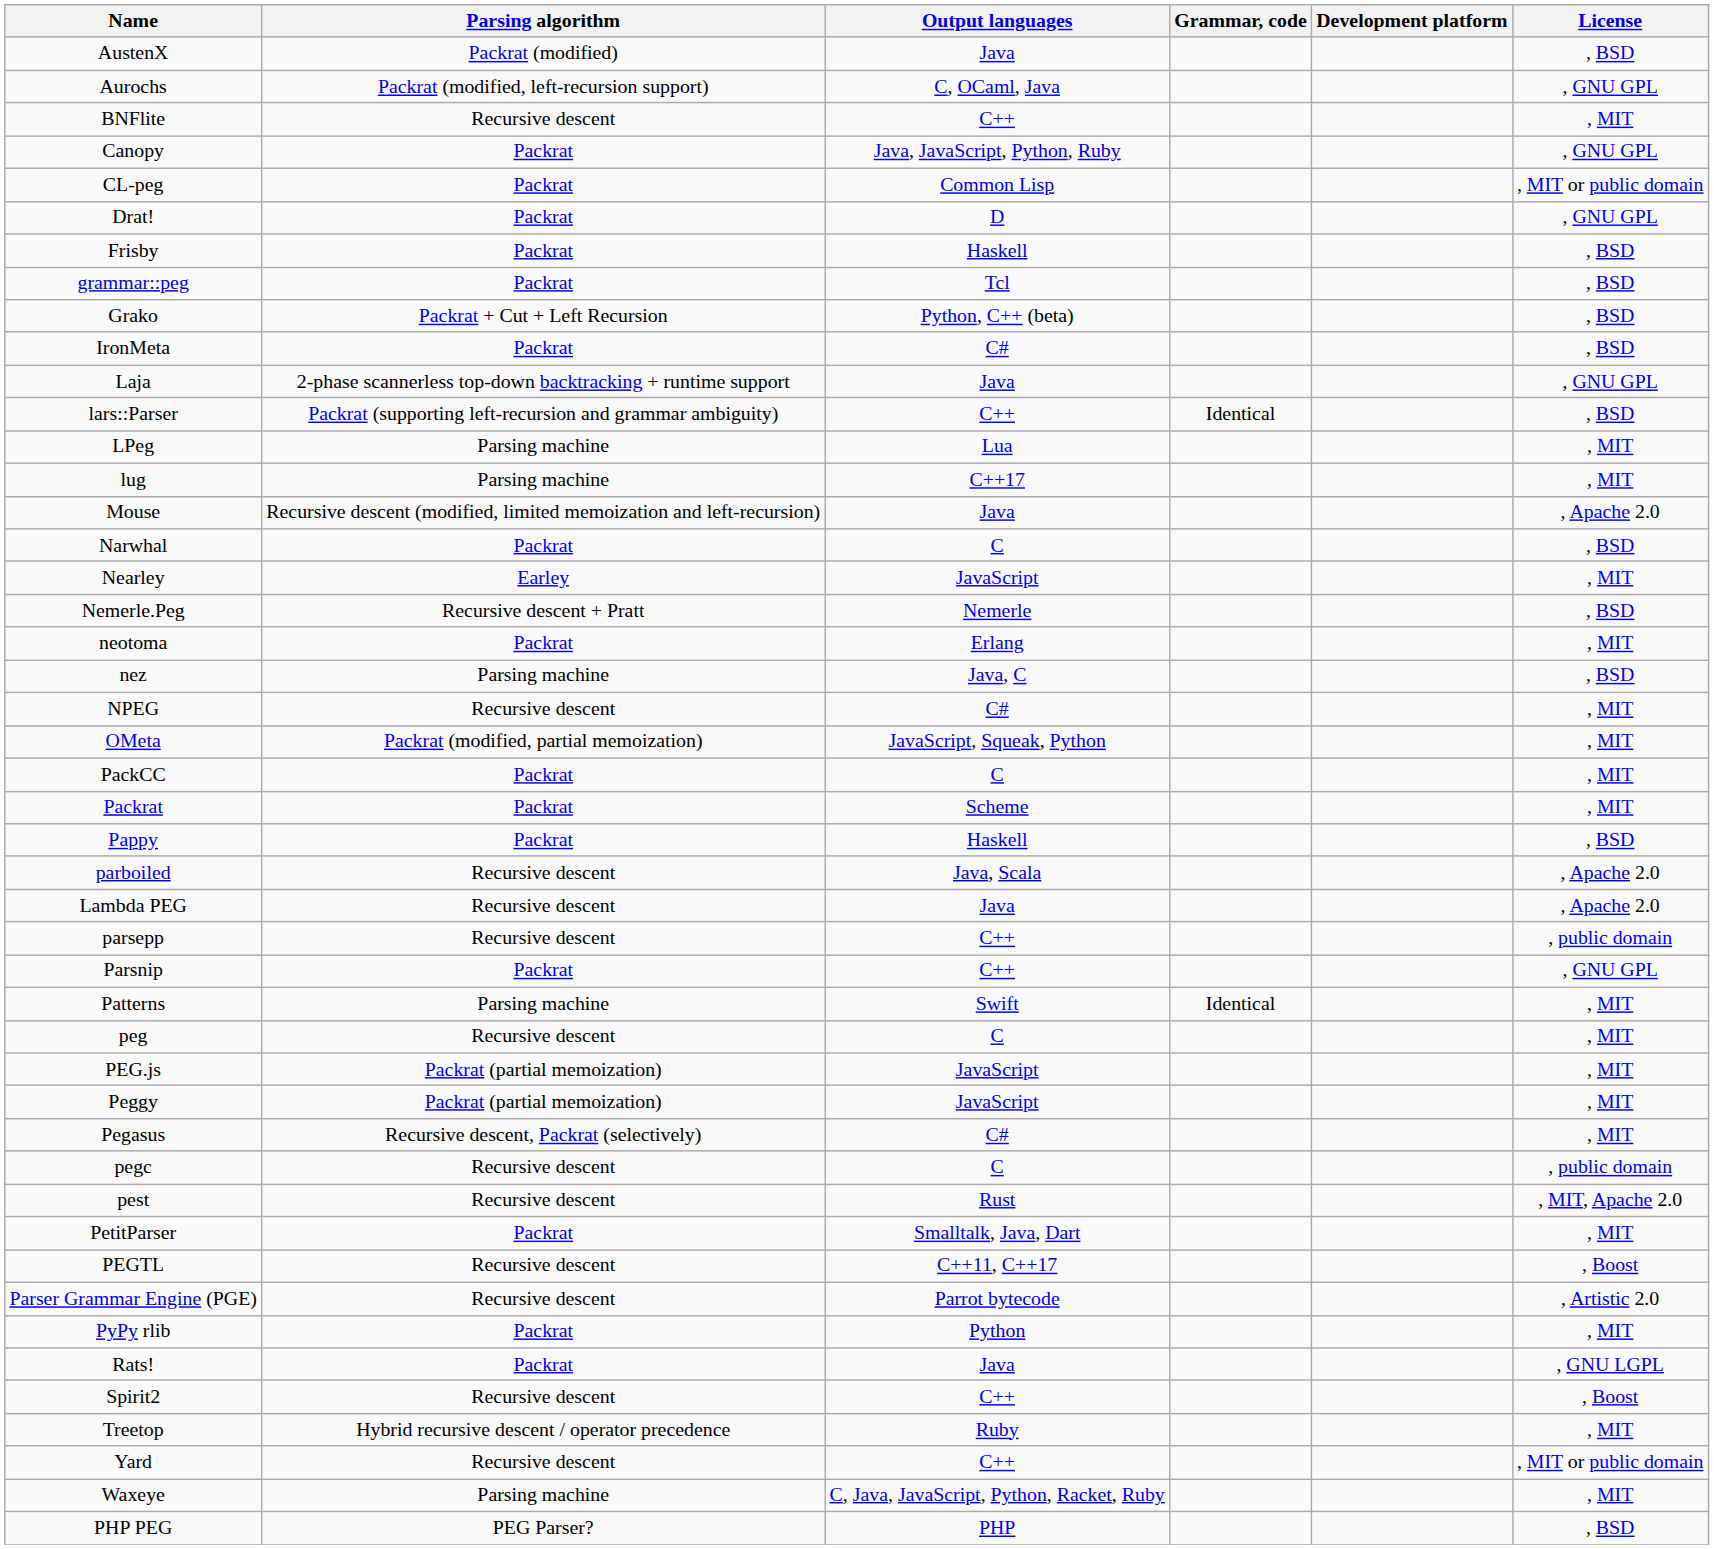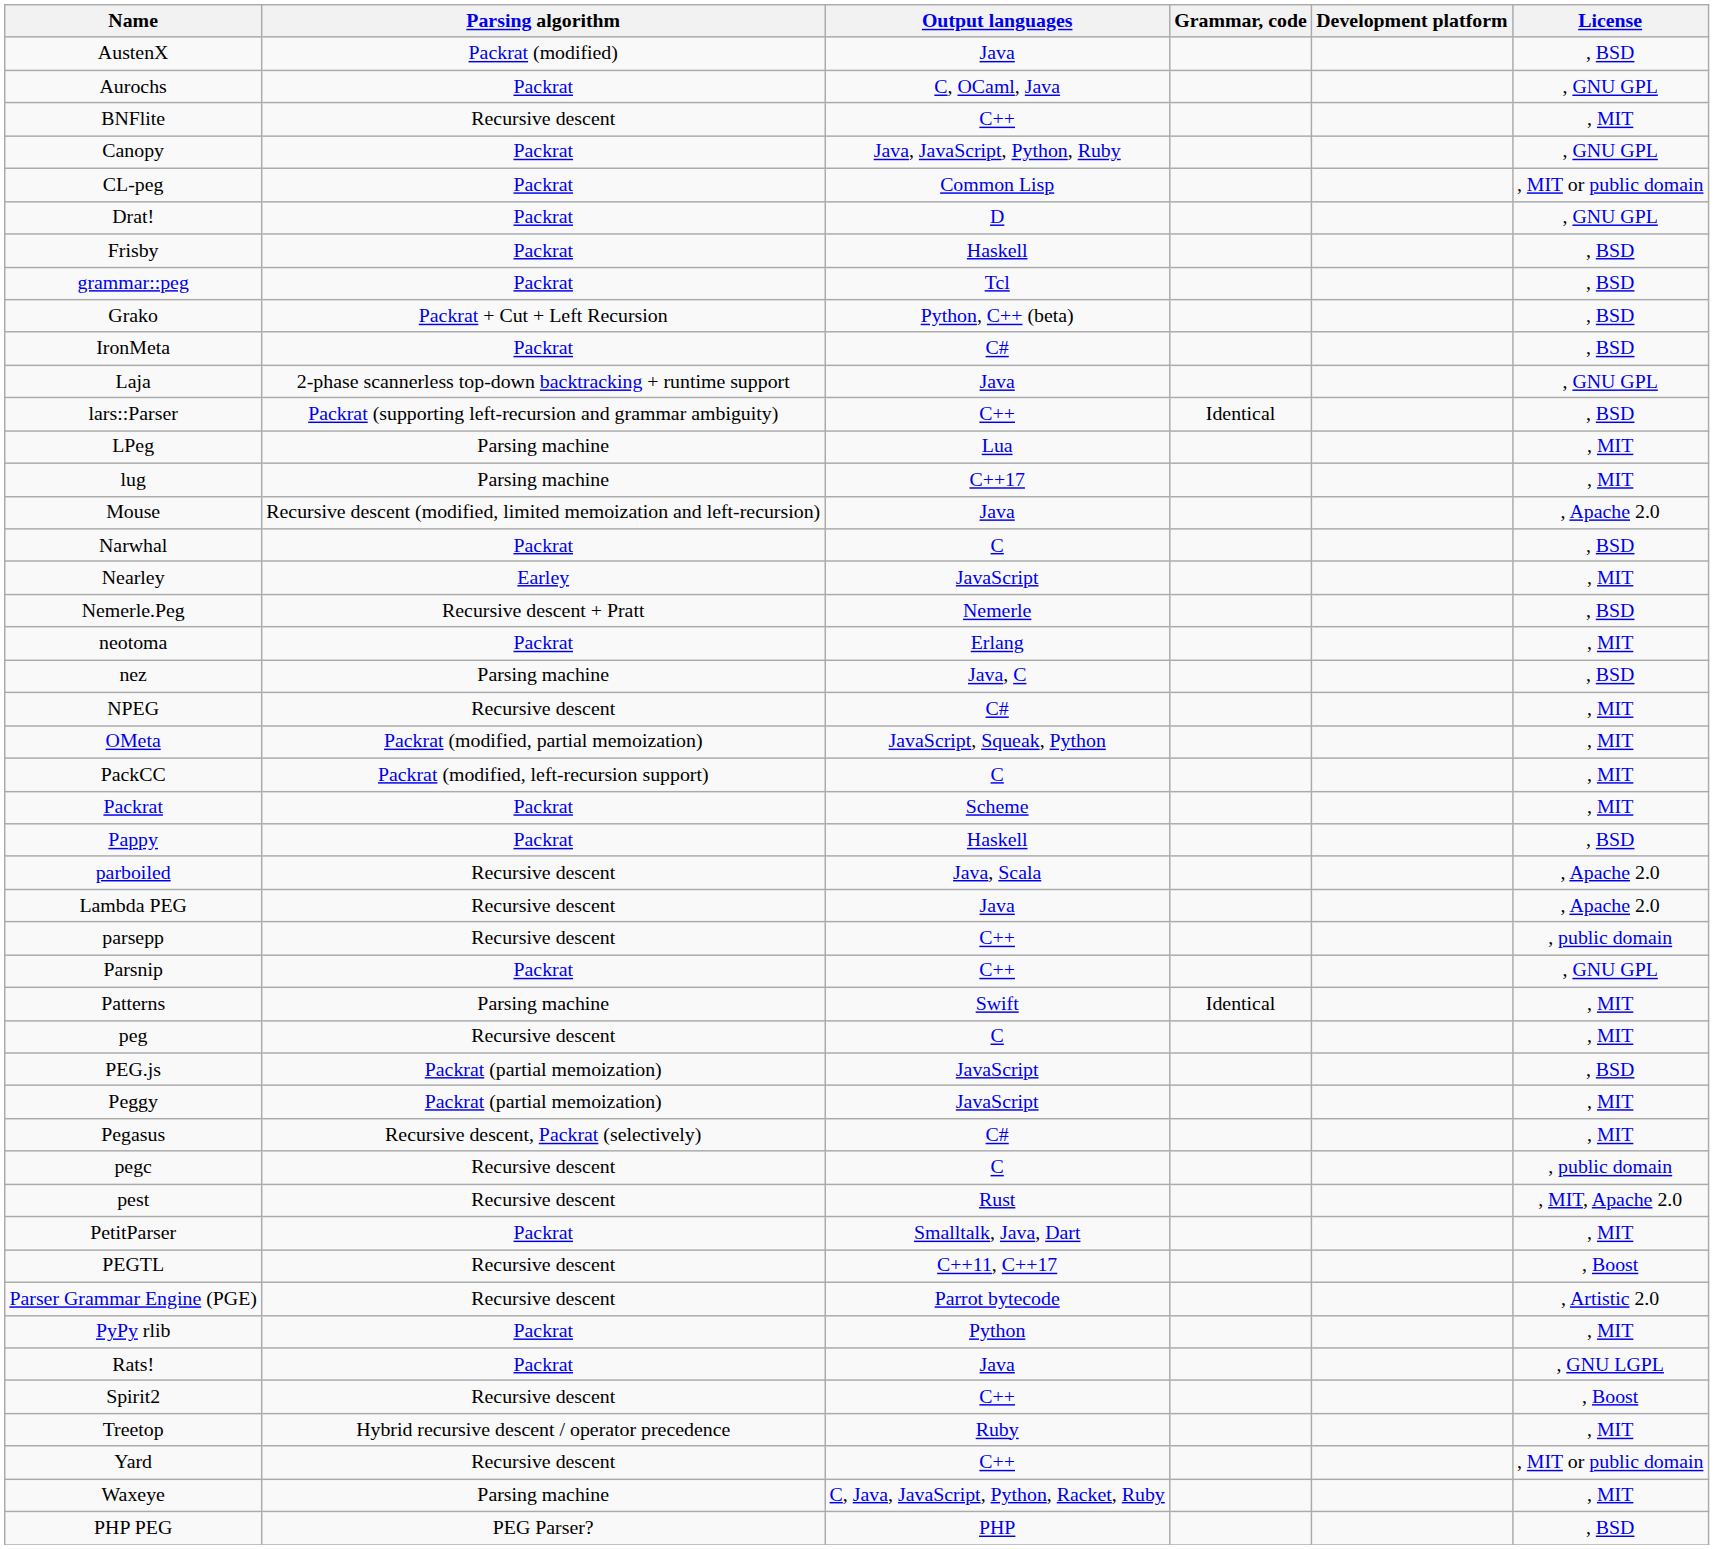(543, 85) Packrat (modified, left-recursion support) -> (543, 85) Packrat
(543, 773) Packrat -> (543, 773) Packrat (modified, left-recursion support)
(1610, 1068) , MIT -> (1610, 1068) , BSD
